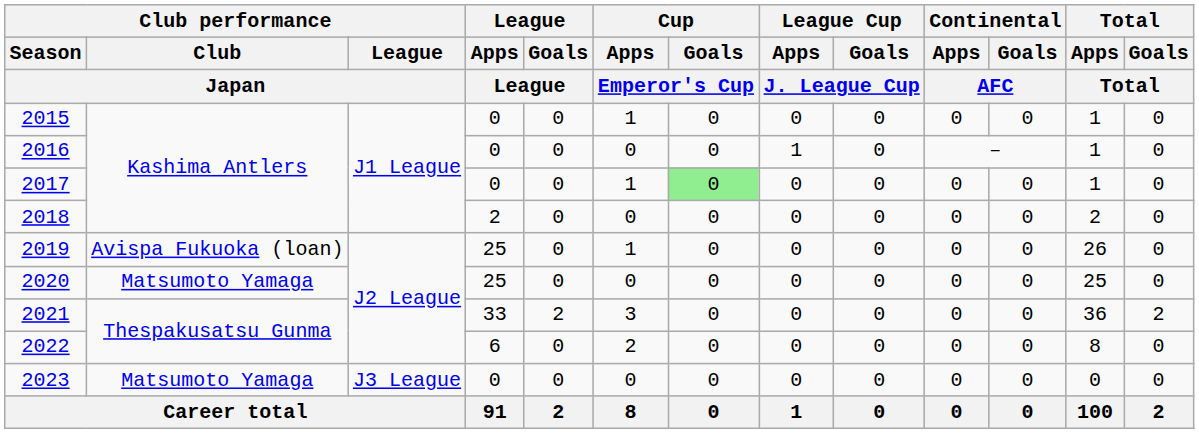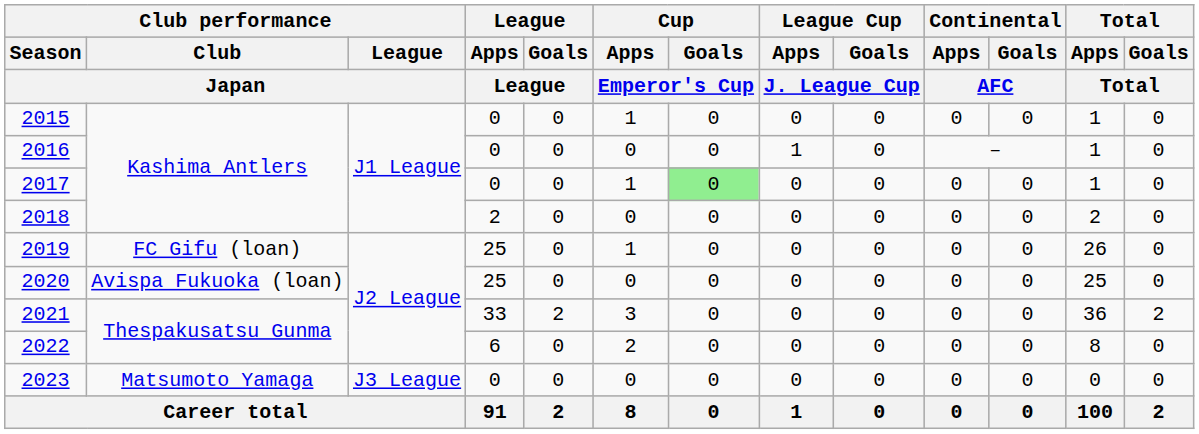(217, 249) Avispa Fukuoka (loan) -> (217, 249) FC Gifu (loan)
(217, 282) Matsumoto Yamaga -> (217, 282) Avispa Fukuoka (loan)
